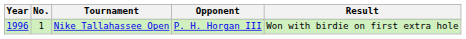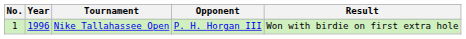columns swapped: (41, 12) <-> (18, 12)
